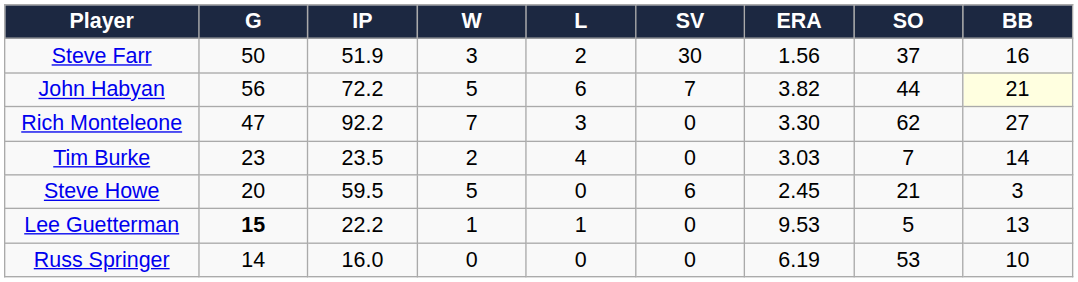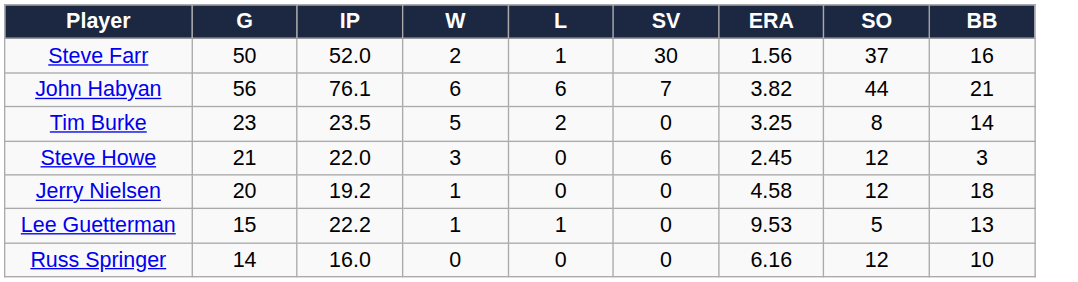(362, 55) 51.9 -> (350, 55) 52.0
(472, 55) 3 -> (455, 55) 2
(581, 55) 2 -> (561, 55) 1
(362, 89) 72.2 -> (350, 89) 76.1
(472, 89) 5 -> (455, 89) 6
(1017, 89) lightyellow background -> (982, 89) no background
- row: (102, 123)
(472, 157) 2 -> (455, 123) 5
(581, 157) 4 -> (561, 123) 2
(799, 157) 3.03 -> (771, 123) 3.25
(908, 157) 7 -> (877, 123) 8
(253, 191) 20 -> (245, 157) 21
(362, 191) 59.5 -> (350, 157) 22.0
(472, 191) 5 -> (455, 157) 3
(908, 191) 21 -> (877, 157) 12
+ row: (98, 191)
(253, 225) bold -> (245, 225) normal
(799, 259) 6.19 -> (771, 259) 6.16
(908, 259) 53 -> (877, 259) 12
